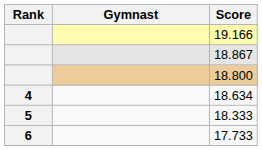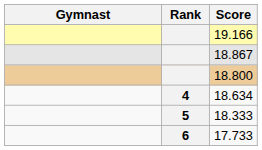columns swapped: (28, 15) <-> (131, 15)
